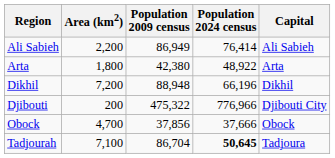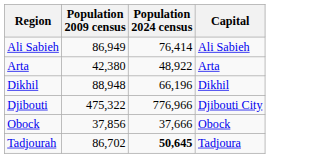- column: (94, 20)
(173, 143) 86,704 -> (109, 143) 86,702
